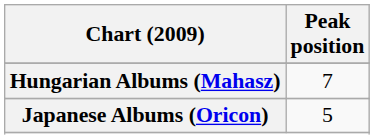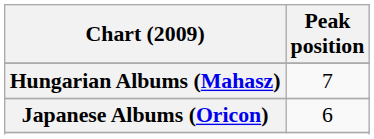(327, 115) 5 -> (327, 115) 6
